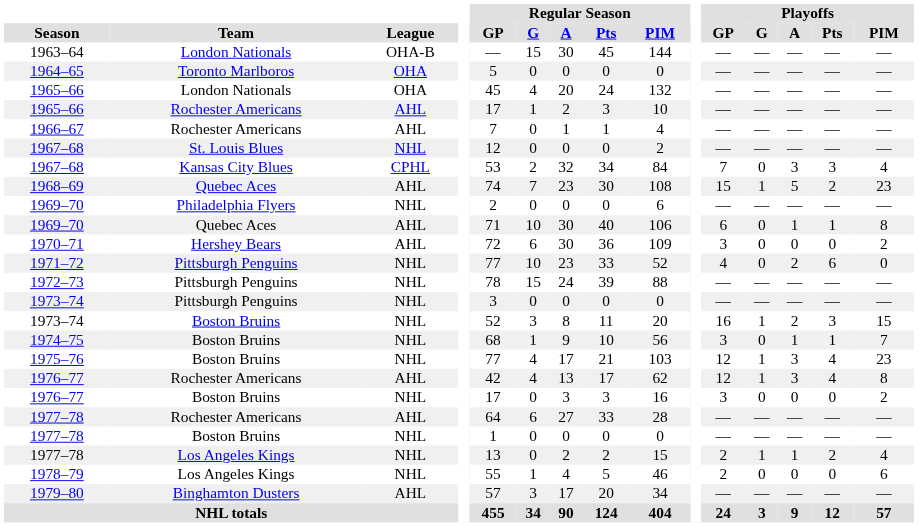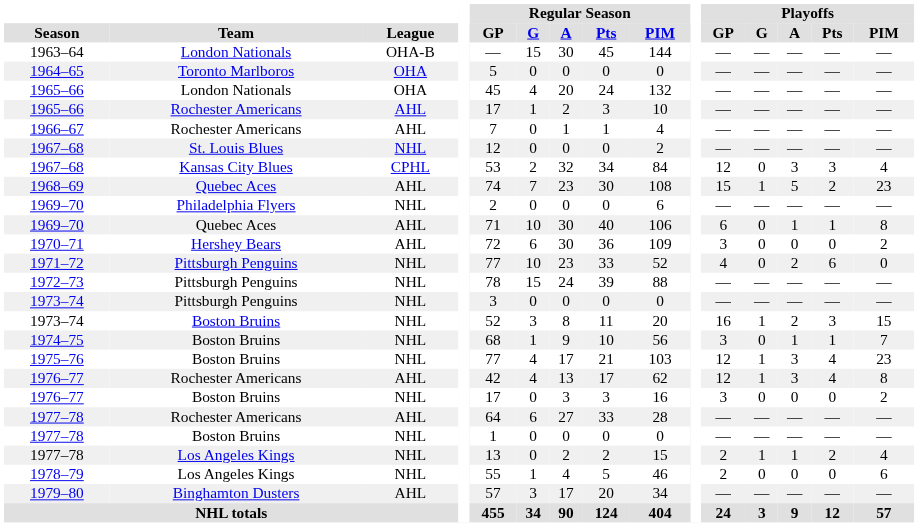(723, 167) 7 -> (723, 167) 12
